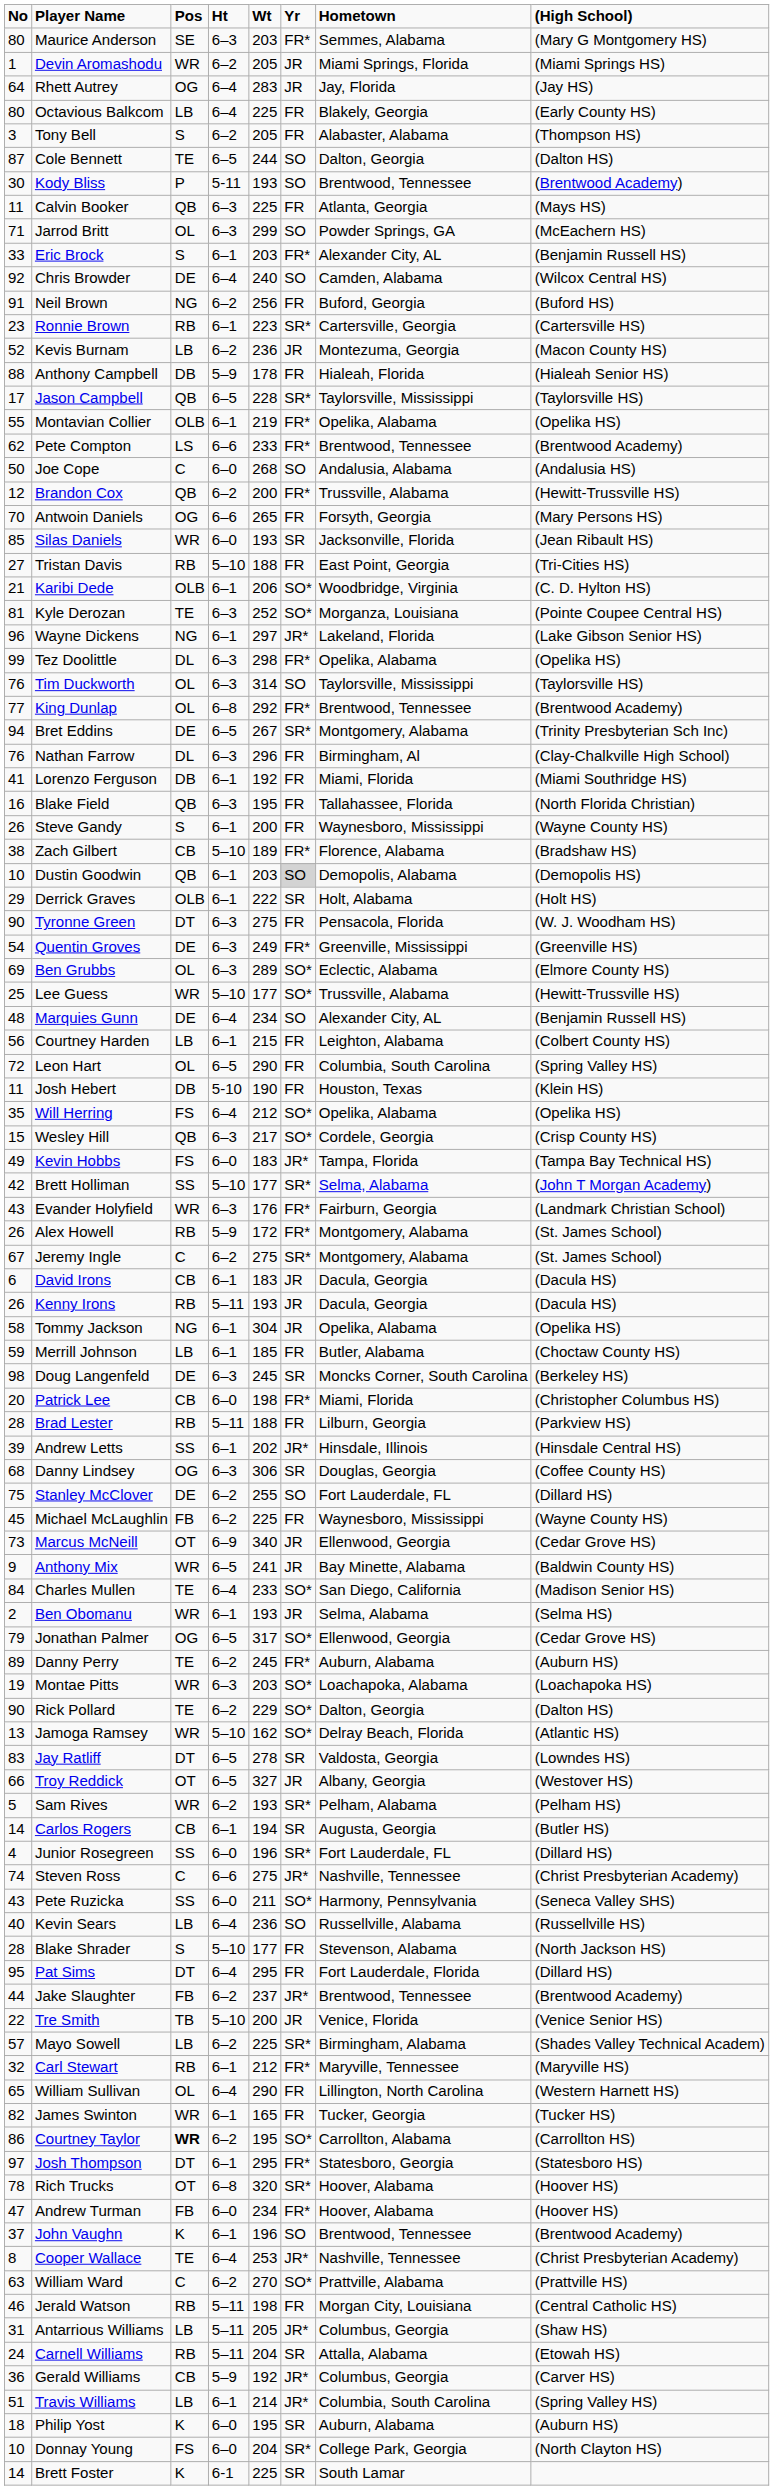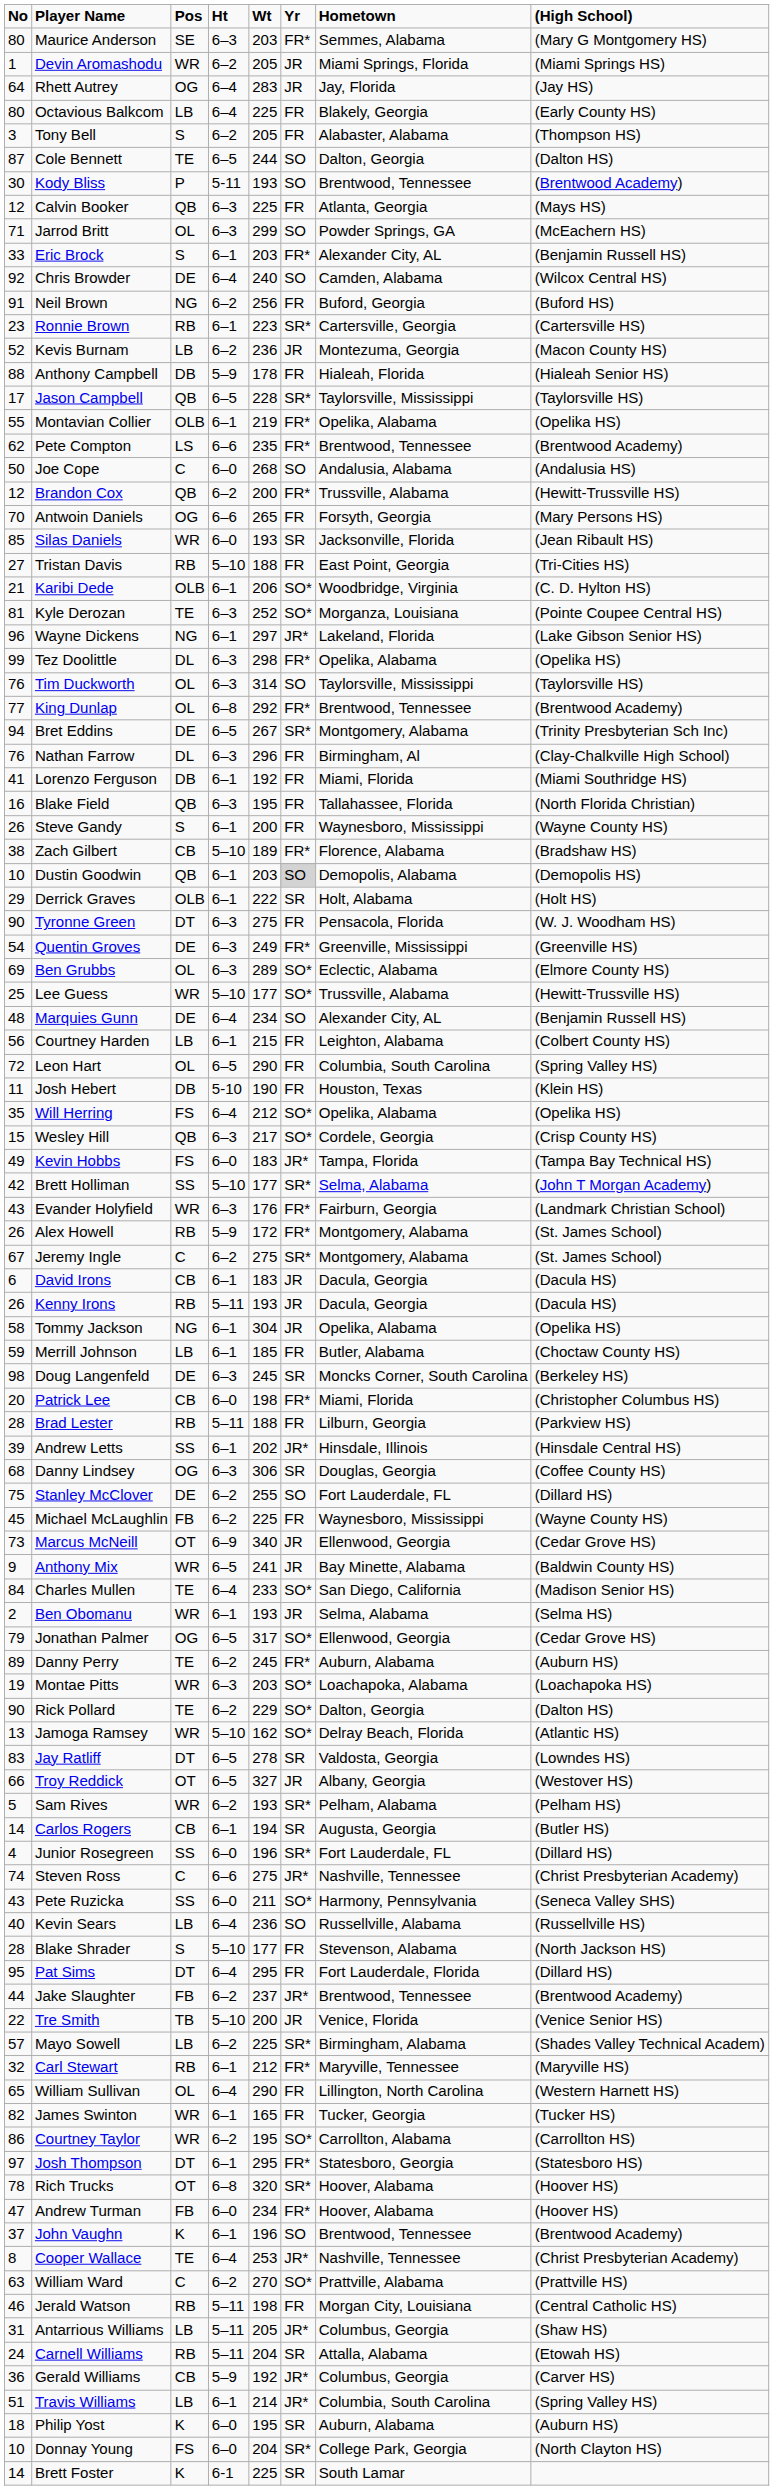(16, 207) 11 -> (16, 207) 12
(265, 445) 233 -> (265, 445) 235
(187, 2139) bold -> (187, 2139) normal
